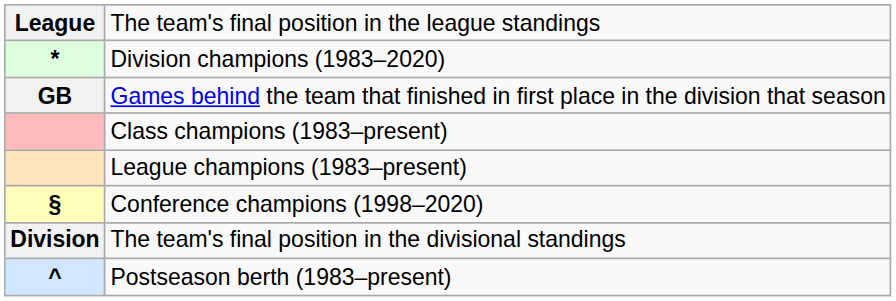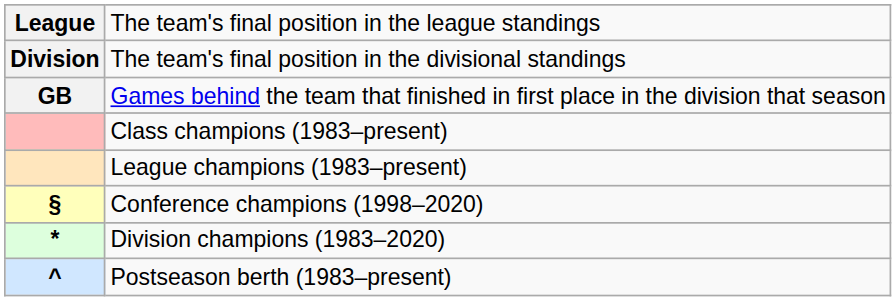rows swapped: (368, 240) <-> (278, 59)
